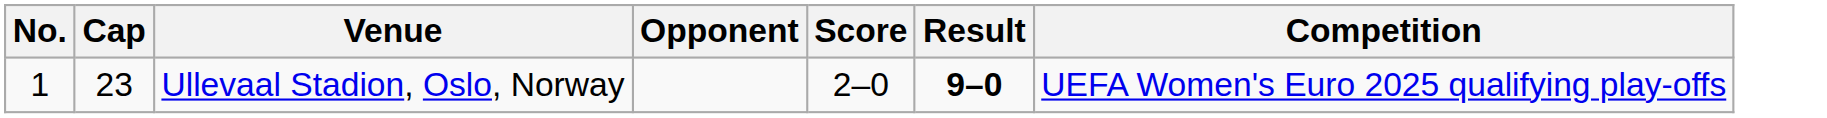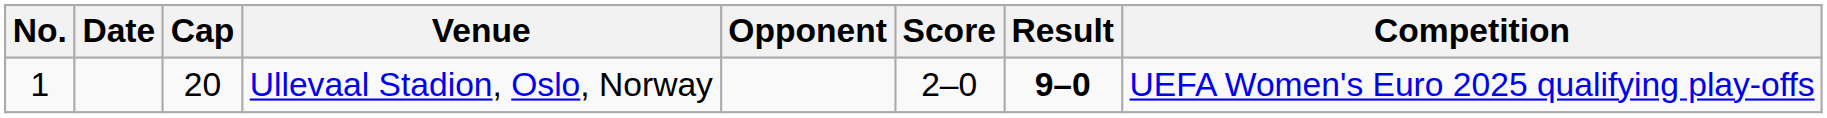+ column: (119, 31)
(114, 84) 23 -> (202, 84) 20
